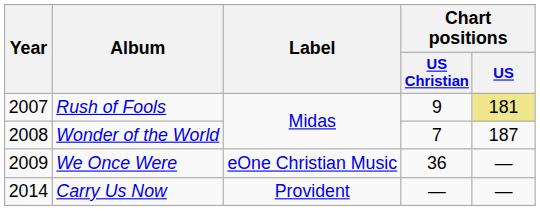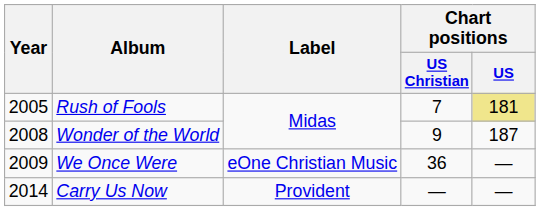(28, 107) 2007 -> (28, 107) 2005
(437, 107) 9 -> (437, 107) 7
(437, 135) 7 -> (437, 135) 9
